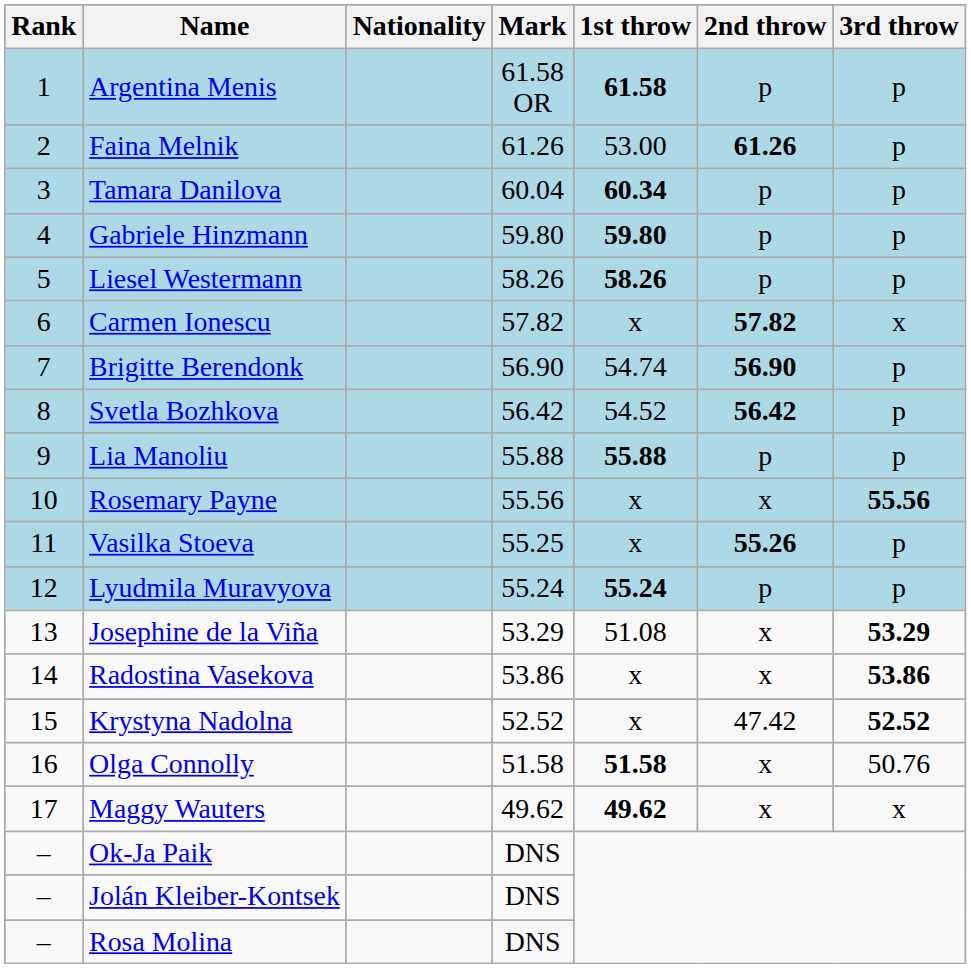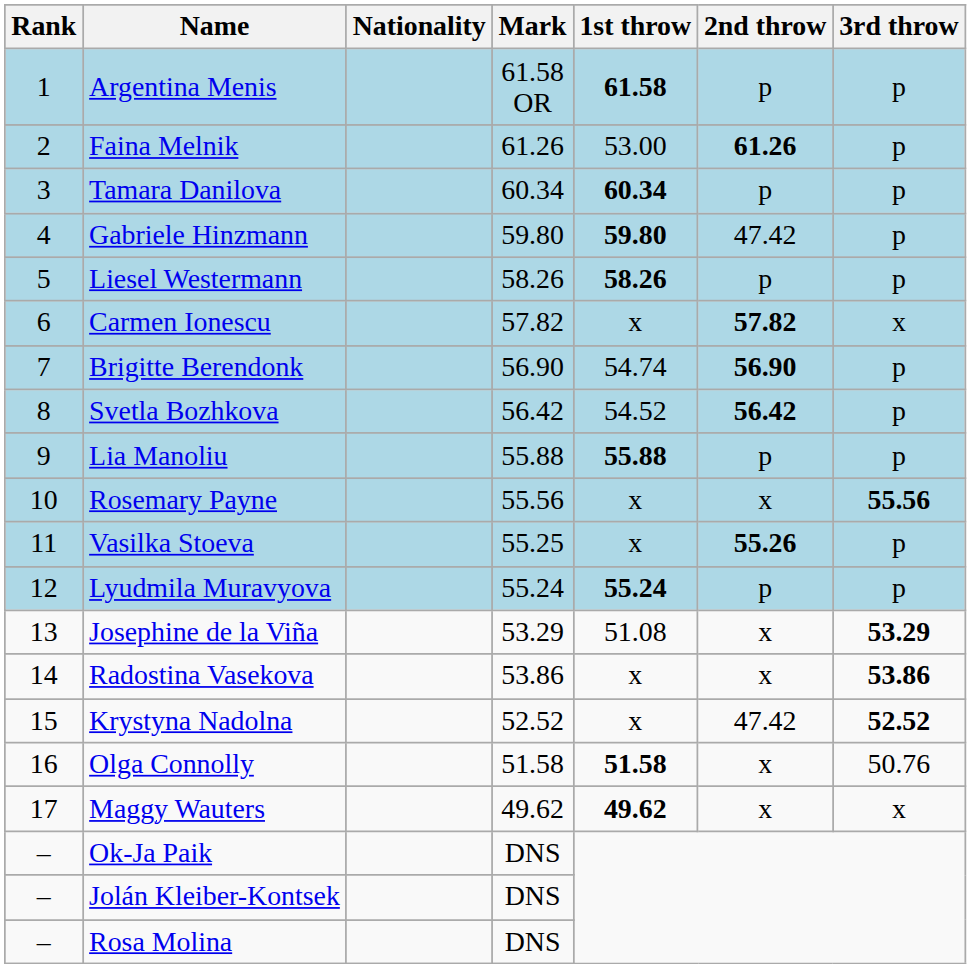(533, 190) 60.04 -> (533, 190) 60.34
(765, 234) p -> (765, 234) 47.42
